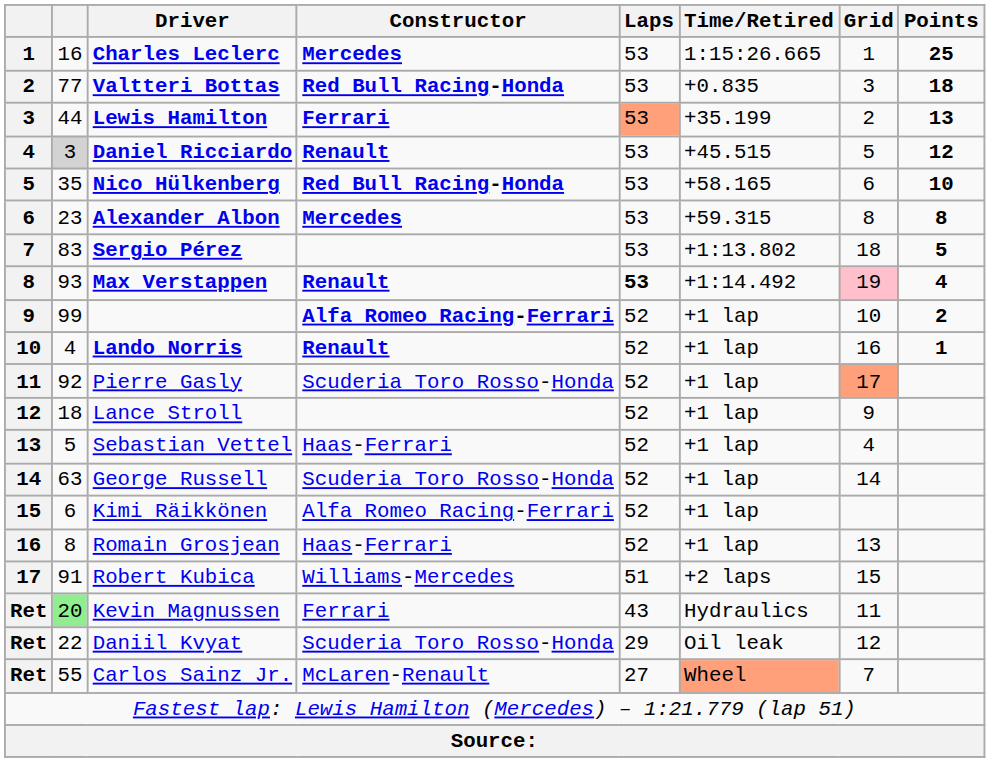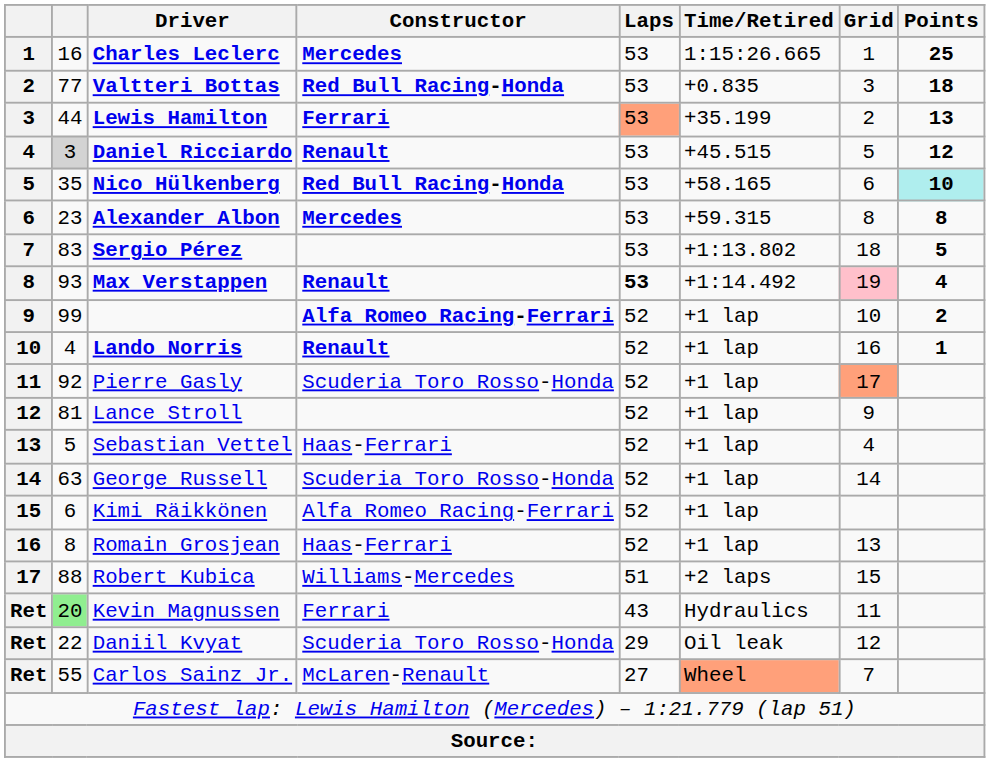(941, 185) no background -> (941, 185) paleturquoise background
(70, 414) 18 -> (70, 414) 81
(70, 578) 91 -> (70, 578) 88
